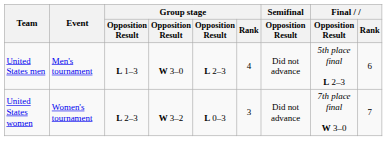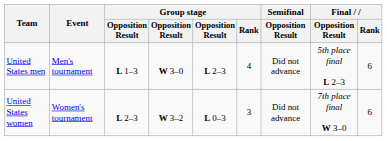(370, 112) 7 -> (370, 112) 6
